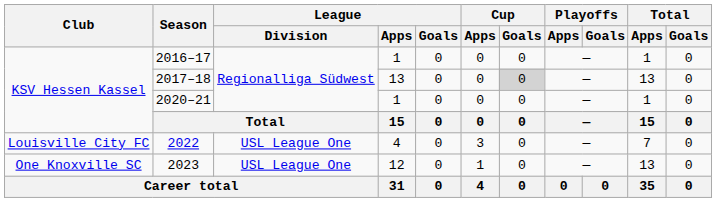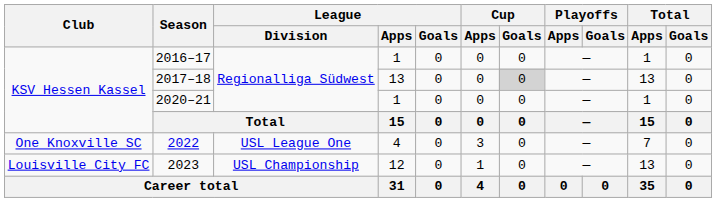(79, 144) Louisville City FC -> (79, 144) One Knoxville SC
(79, 165) One Knoxville SC -> (79, 165) Louisville City FC
(296, 165) USL League One -> (296, 165) USL Championship
